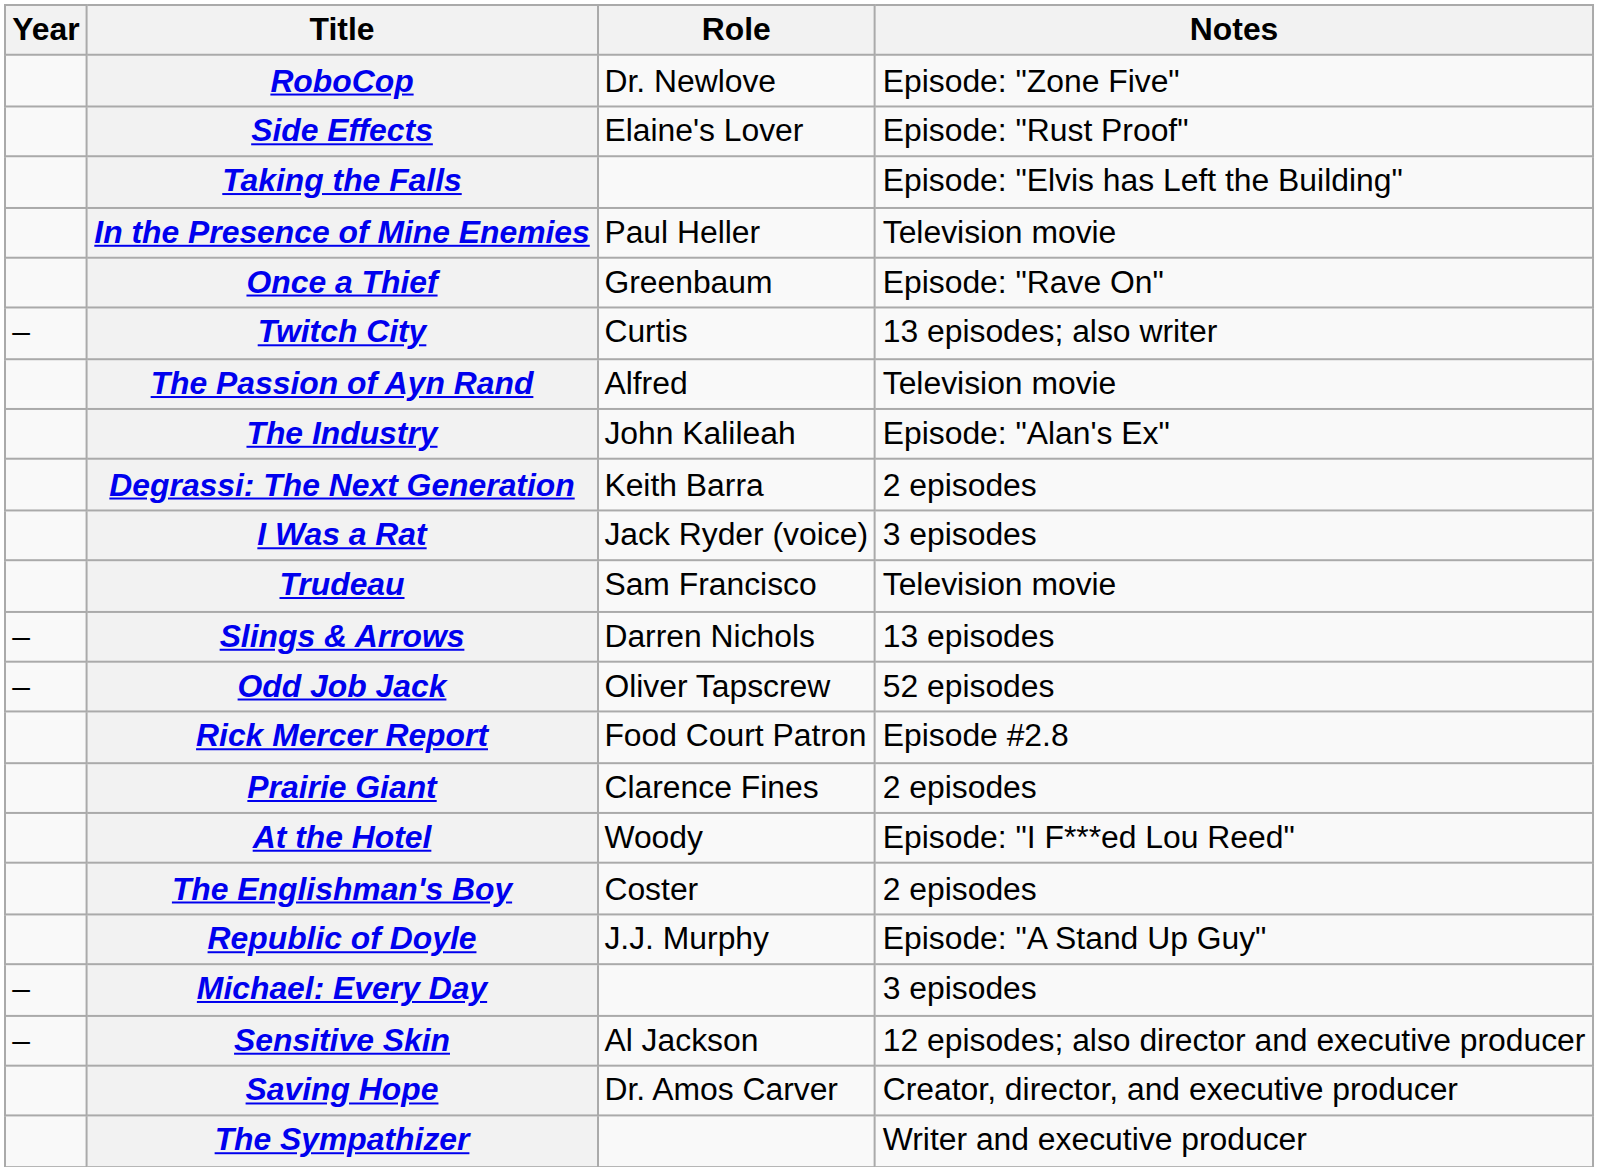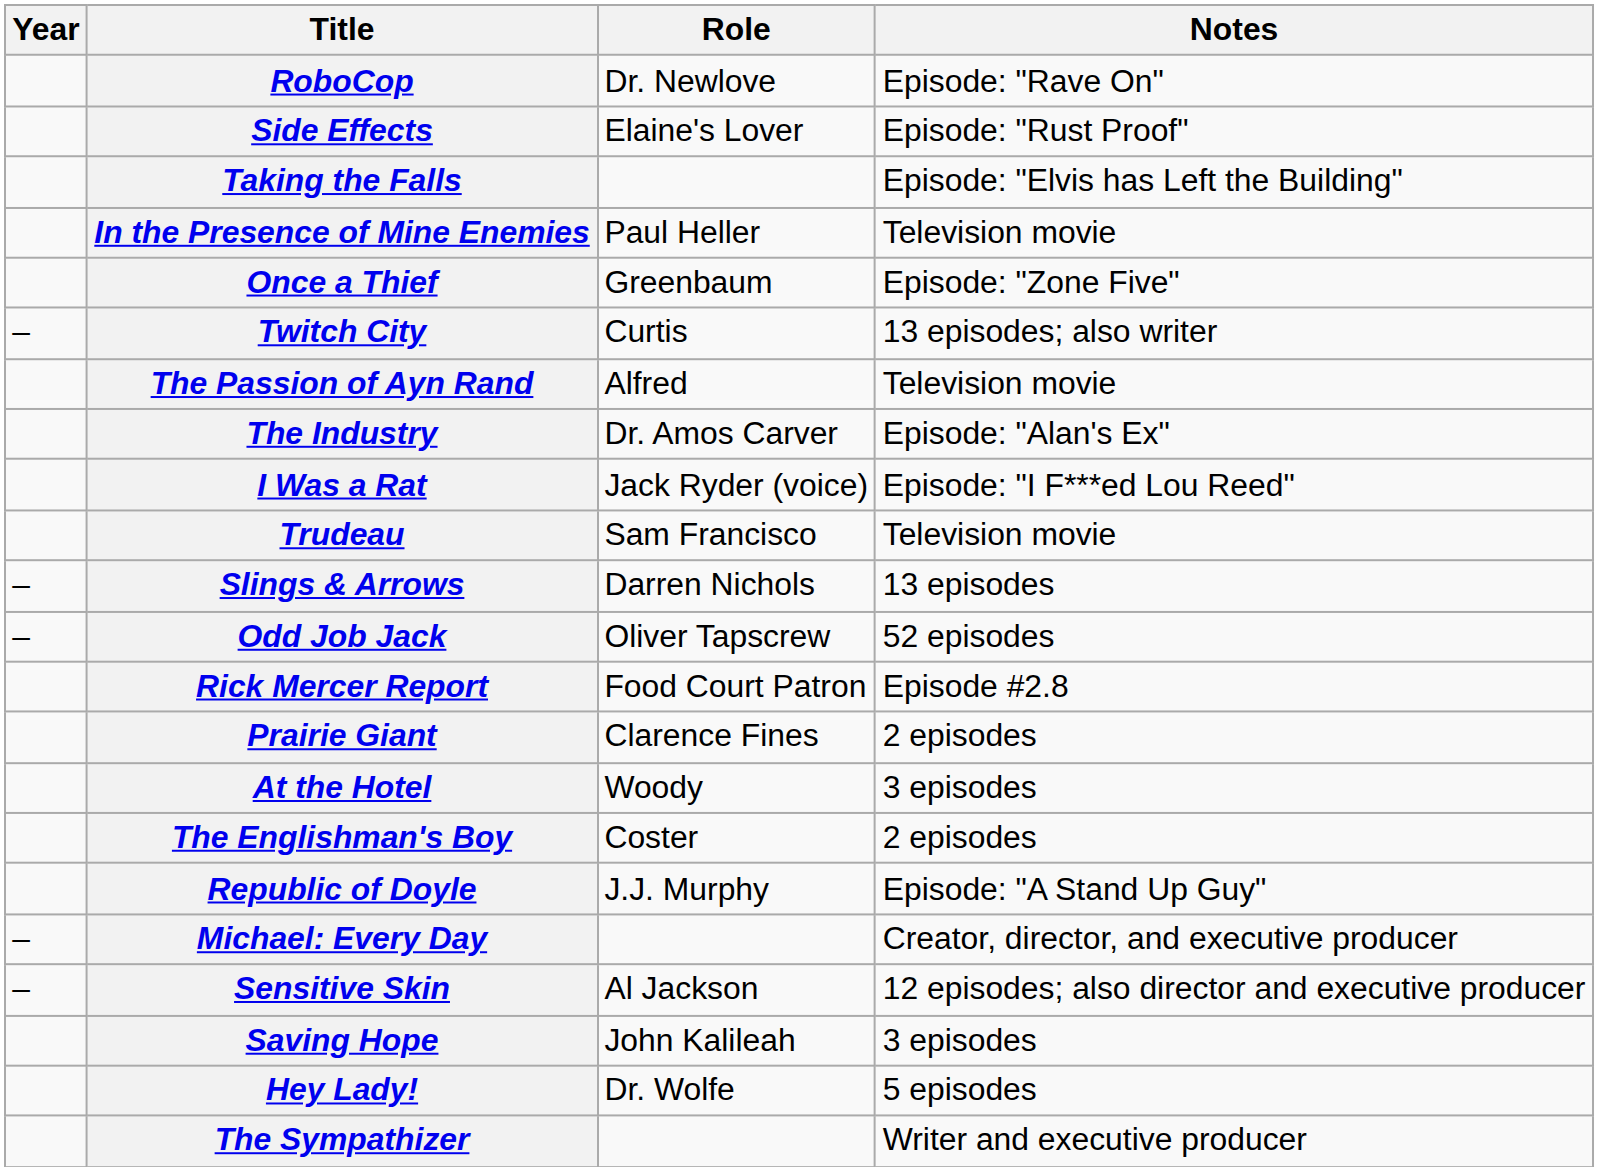(1031, 80) Episode: "Zone Five" -> (1023, 80) Episode: "Rave On"
(1023, 282) Episode: "Rave On" -> (1031, 282) Episode: "Zone Five"
(700, 433) John Kalileah -> (721, 433) Dr. Amos Carver
- row: (342, 484)
(960, 534) 3 episodes -> (1089, 484) Episode: "I F***ed Lou Reed"
(1089, 837) Episode: "I F***ed Lou Reed" -> (960, 787) 3 episodes
(960, 989) 3 episodes -> (1170, 938) Creator, director, and executive producer
(721, 1090) Dr. Amos Carver -> (700, 1039) John Kalileah
(1170, 1090) Creator, director, and executive producer -> (960, 1039) 3 episodes
+ row: (342, 1090)
